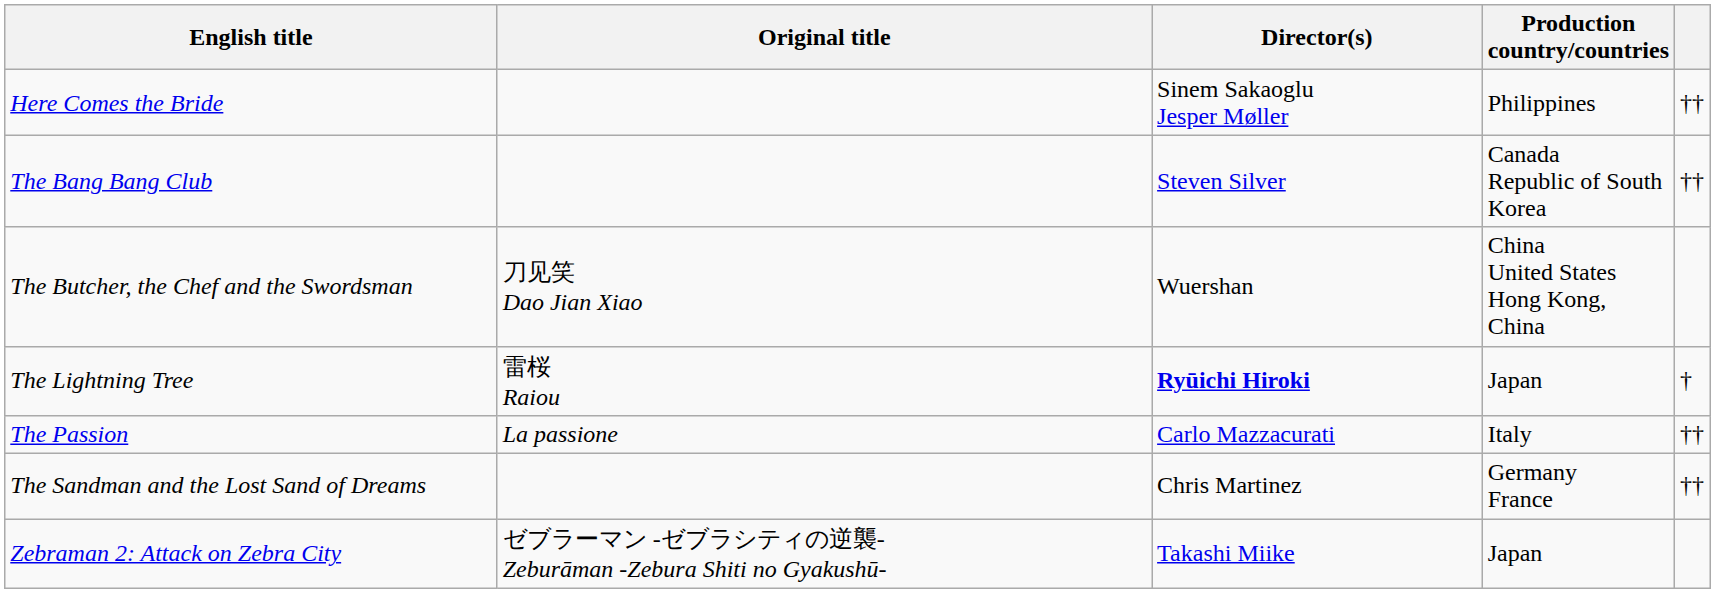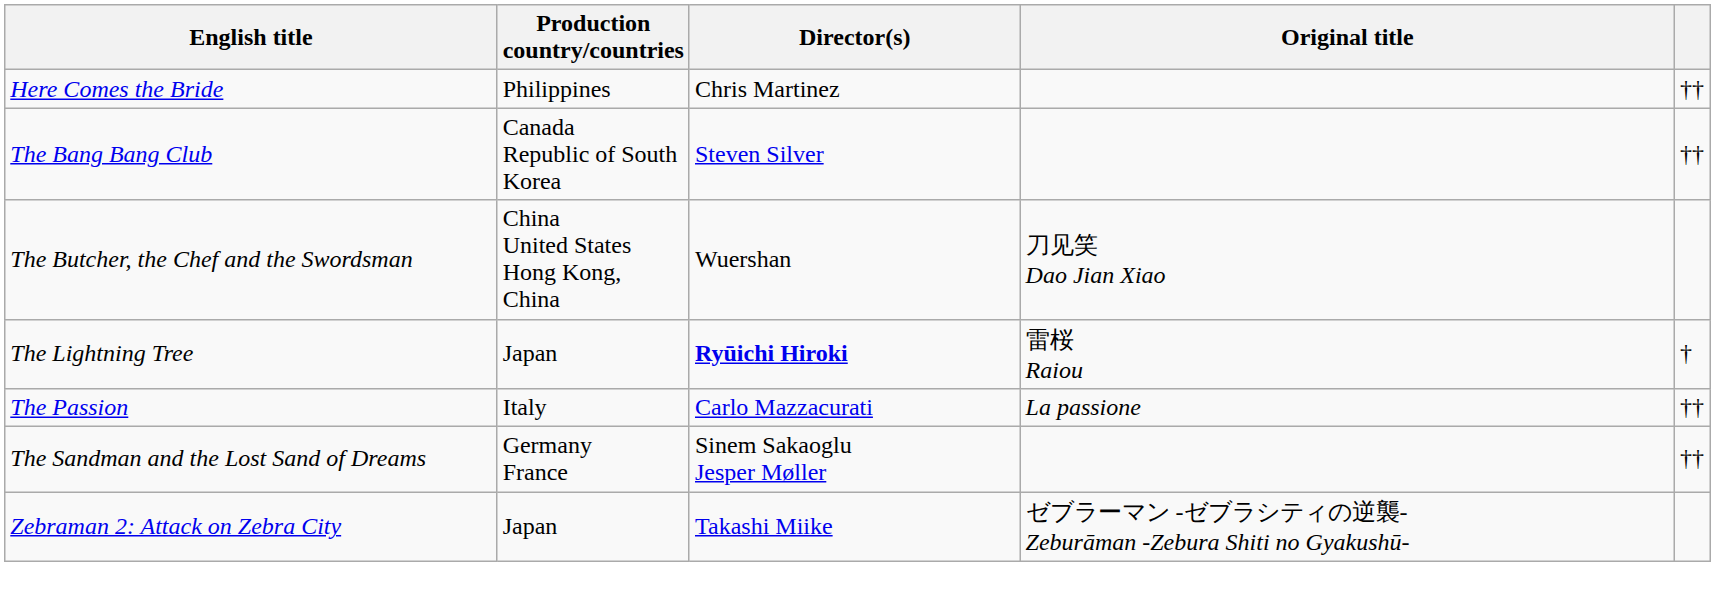columns swapped: (824, 37) <-> (1578, 37)
(1235, 102) Sinem Sakaoglu Jesper Møller -> (767, 88) Chris Martinez
(1229, 485) Chris Martinez -> (773, 458) Sinem Sakaoglu Jesper Møller
